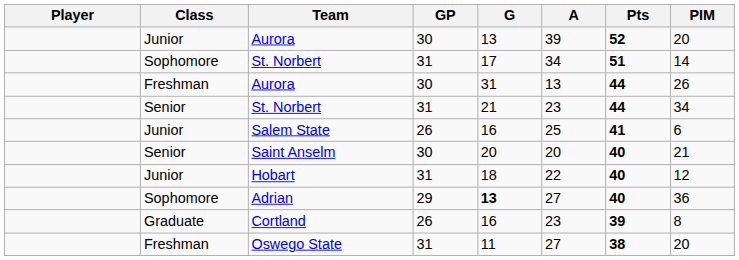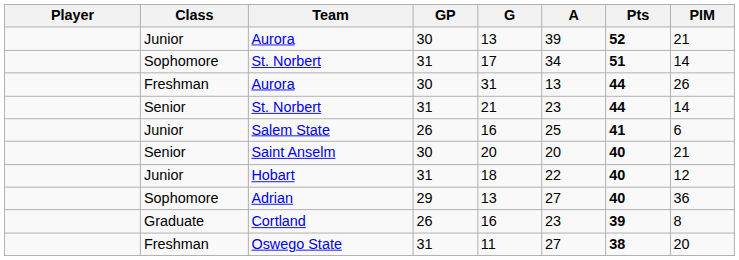(681, 38) 20 -> (681, 38) 21
(681, 107) 34 -> (681, 107) 14
(489, 198) bold -> (489, 198) normal
